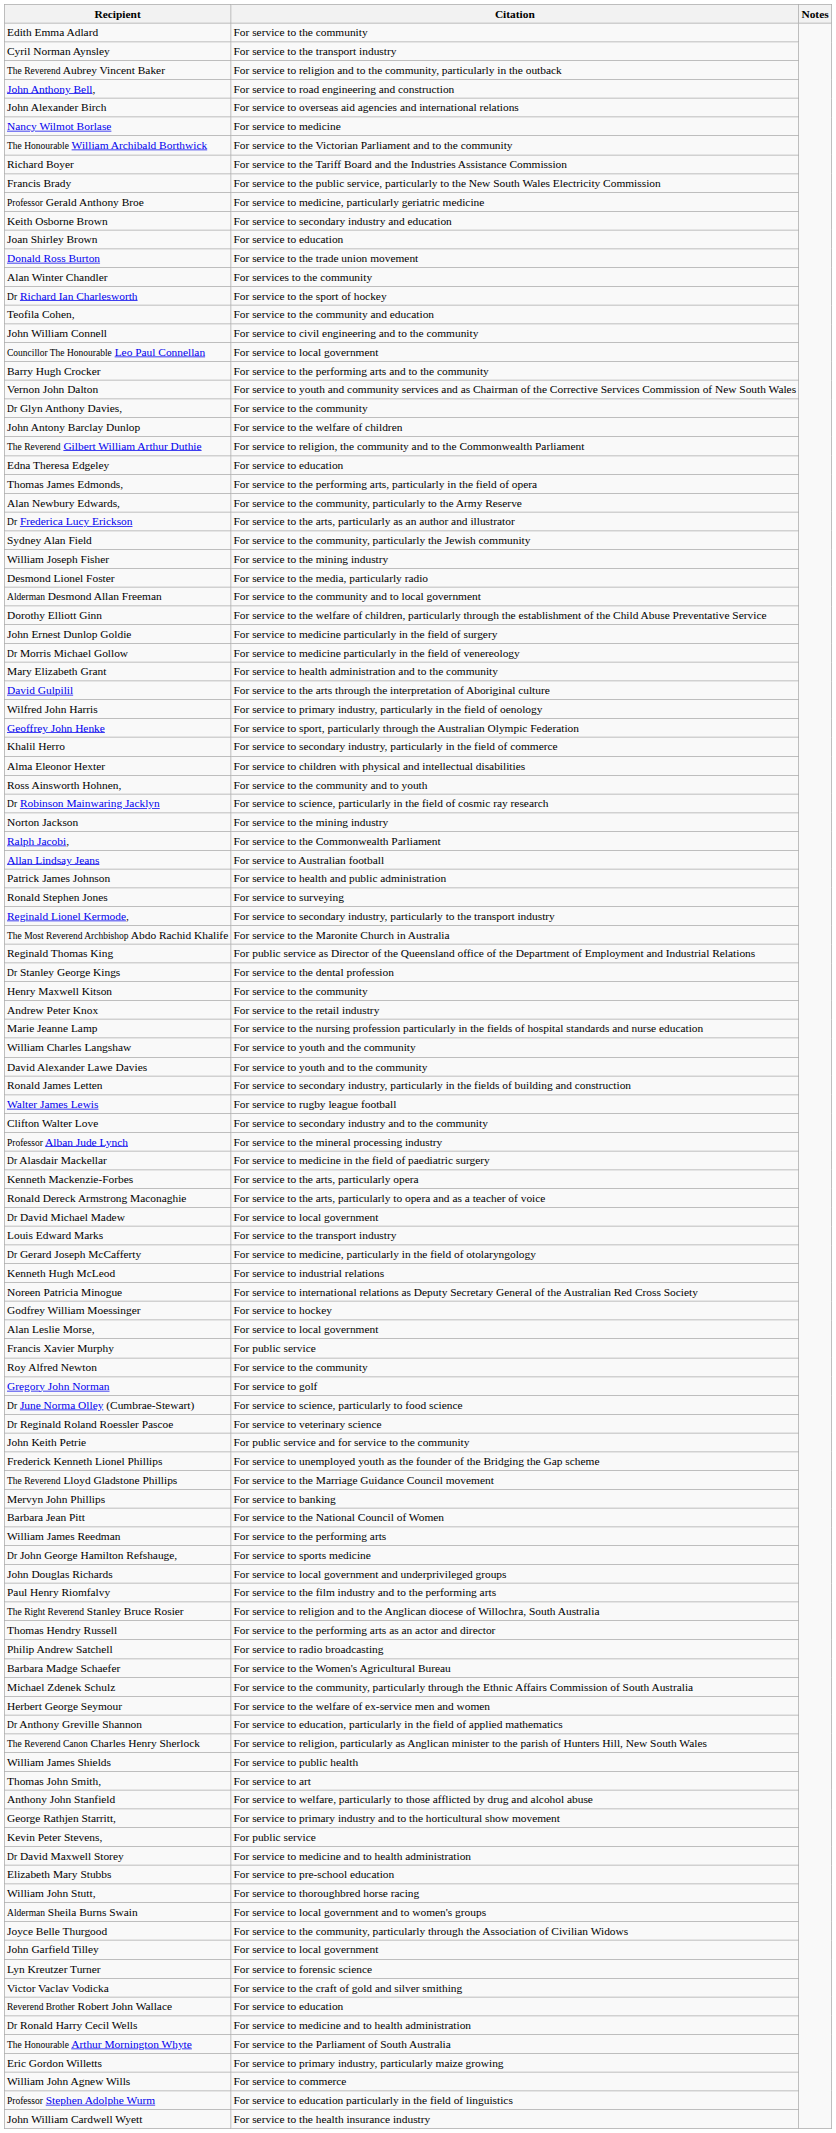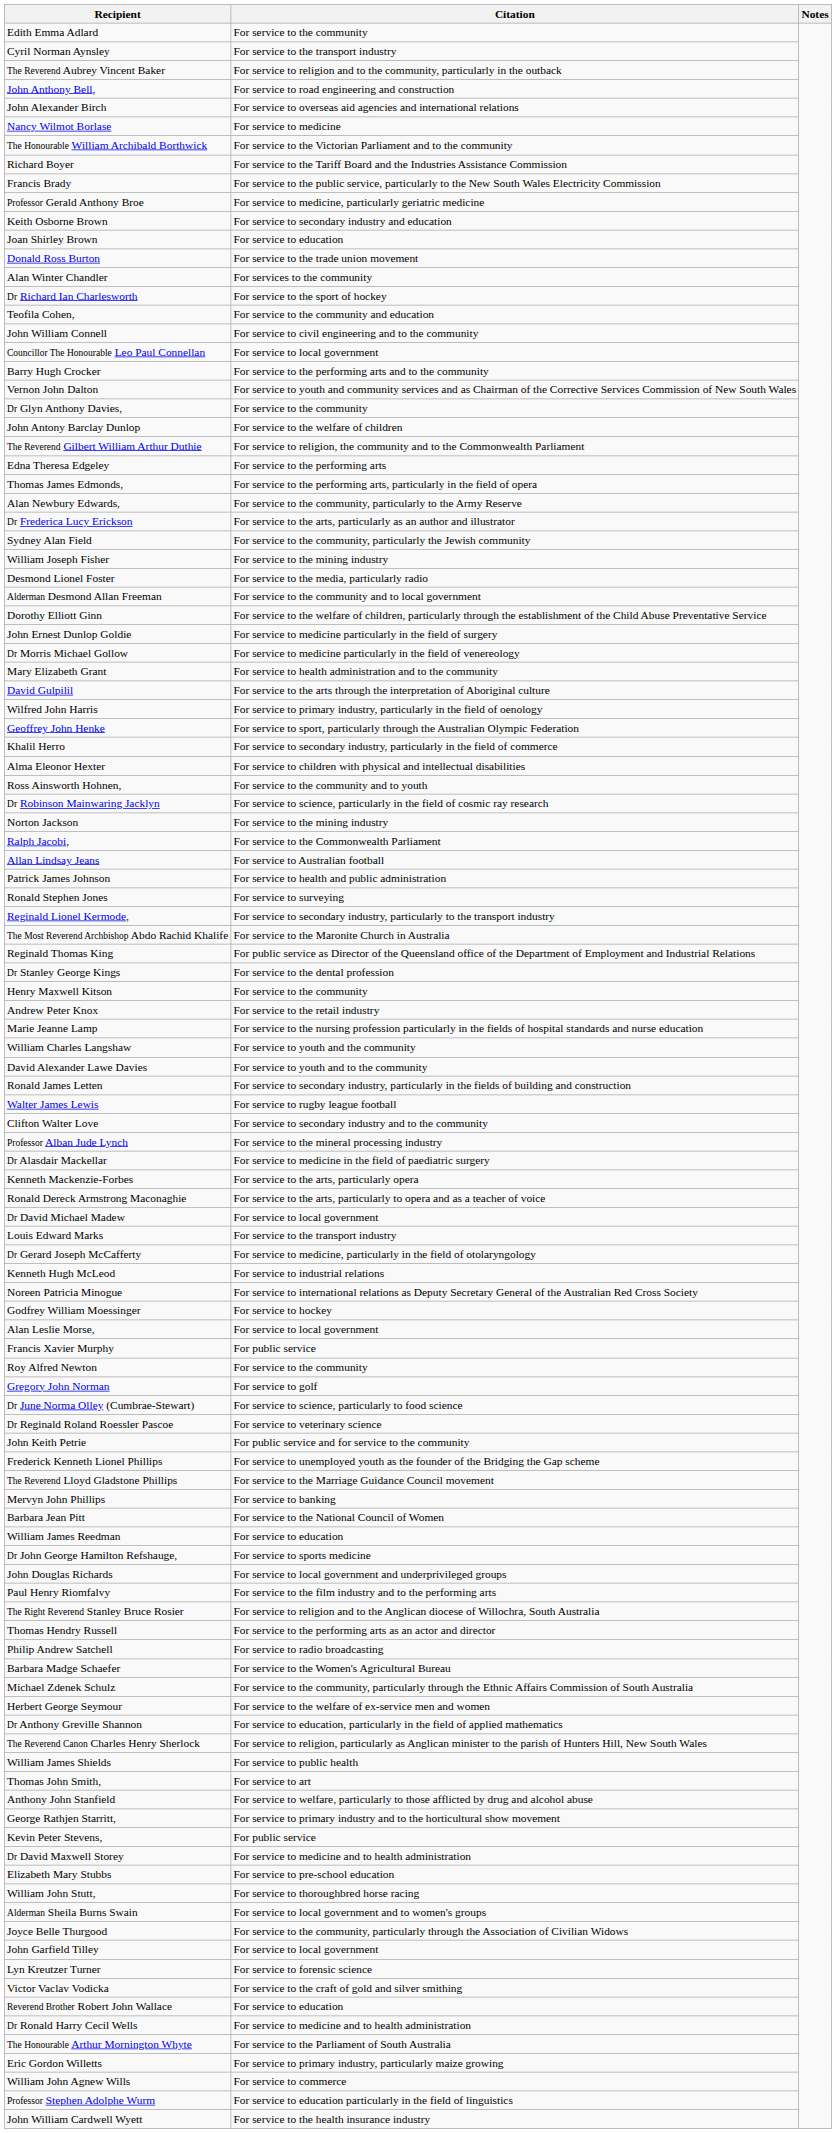(288, 465) For service to education -> (310, 465) For service to the performing arts
(310, 1536) For service to the performing arts -> (288, 1536) For service to education
